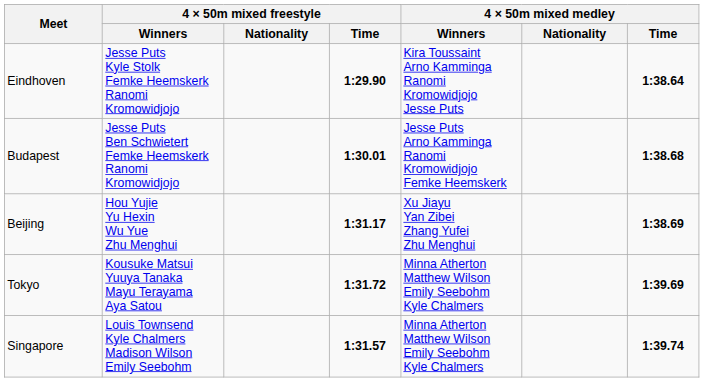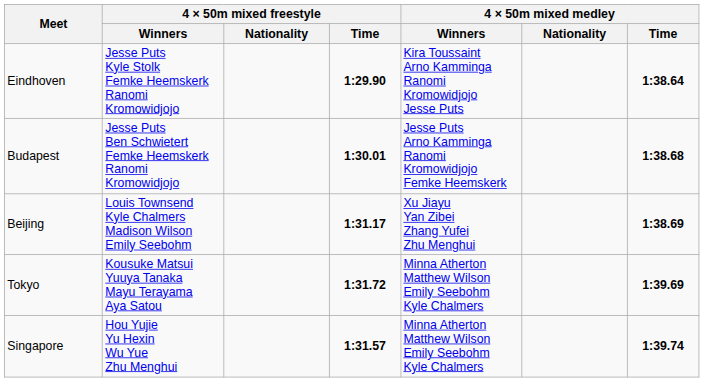(141, 224) Hou Yujie Yu Hexin Wu Yue Zhu Menghui -> (149, 224) Louis Townsend Kyle Chalmers Madison Wilson Emily Seebohm
(149, 346) Louis Townsend Kyle Chalmers Madison Wilson Emily Seebohm -> (141, 346) Hou Yujie Yu Hexin Wu Yue Zhu Menghui
